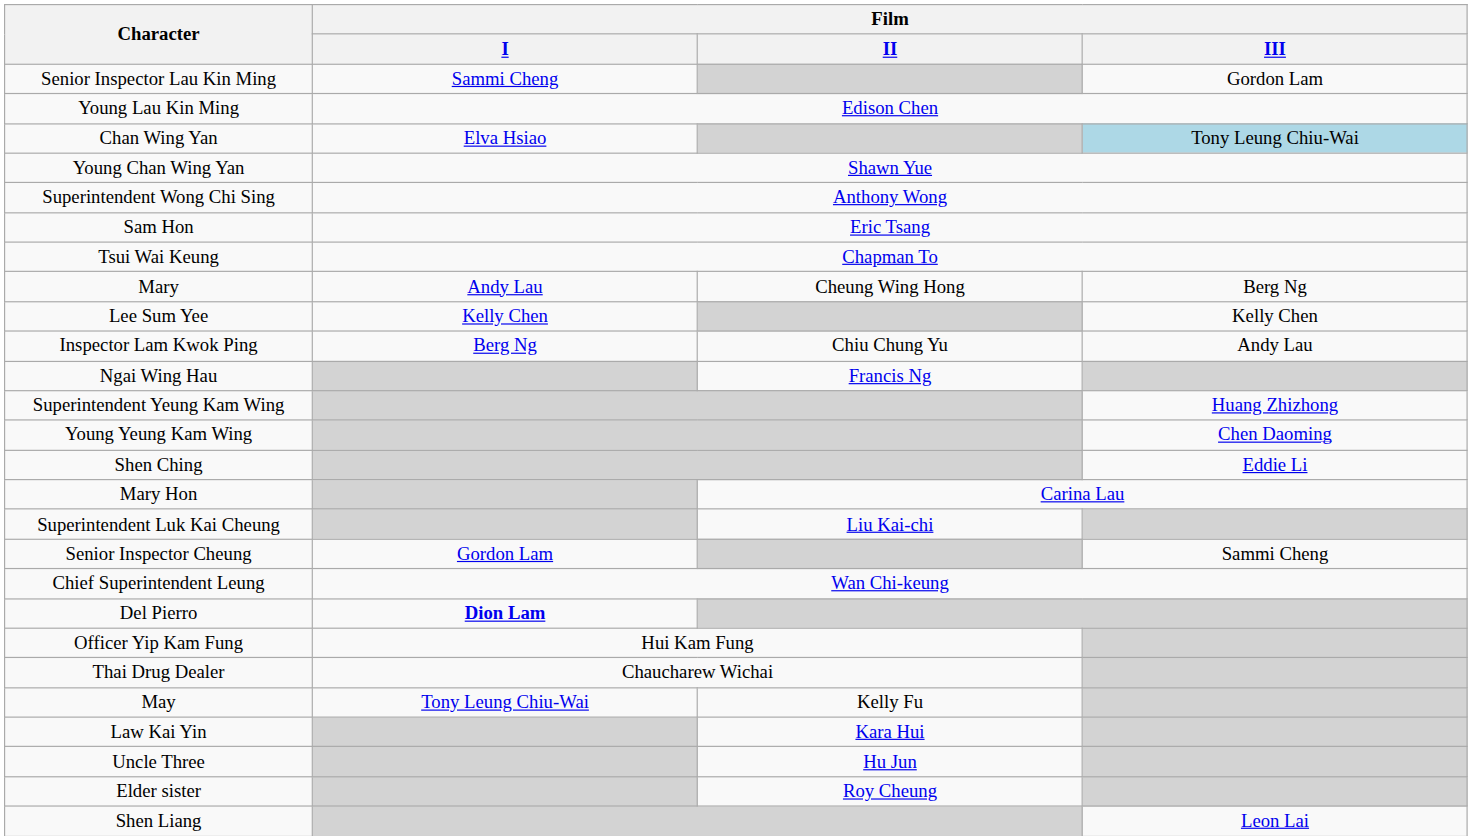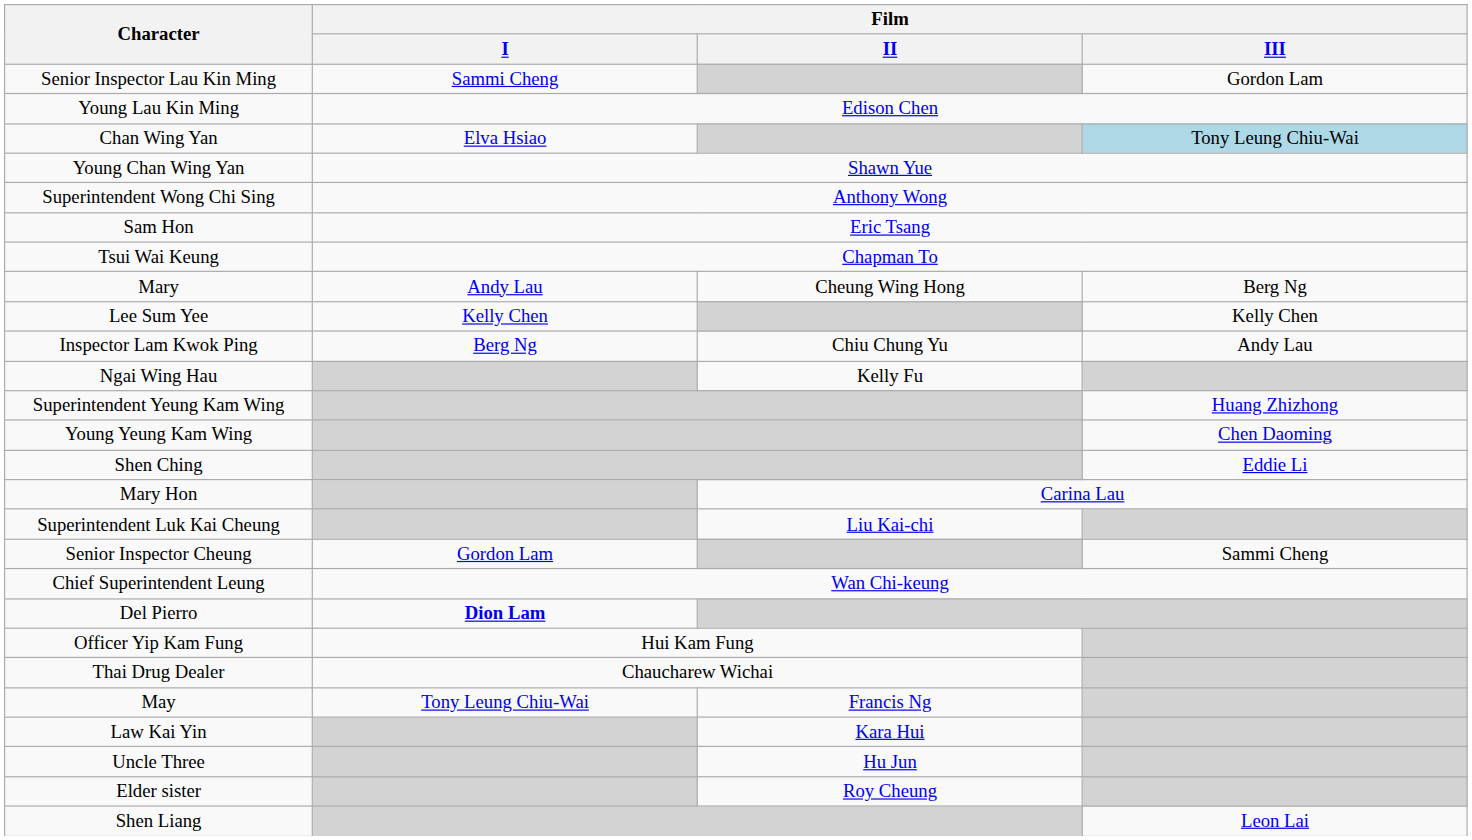(890, 375) Francis Ng -> (890, 375) Kelly Fu
(890, 702) Kelly Fu -> (890, 702) Francis Ng
